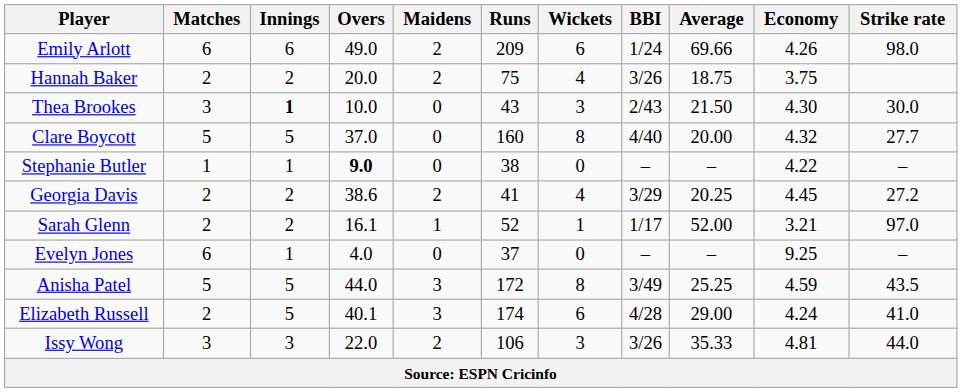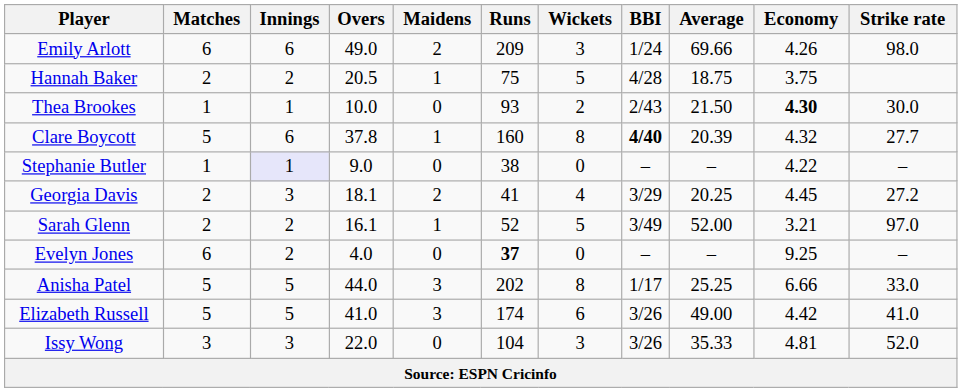(580, 48) 6 -> (580, 48) 3
(361, 78) 20.0 -> (361, 78) 20.5
(437, 78) 2 -> (437, 78) 1
(580, 78) 4 -> (580, 78) 5
(646, 78) 3/26 -> (646, 78) 4/28
(207, 107) 3 -> (207, 107) 1
(289, 107) bold -> (289, 107) normal
(510, 107) 43 -> (510, 107) 93
(580, 107) 3 -> (580, 107) 2
(801, 107) normal -> (801, 107) bold
(289, 136) 5 -> (289, 136) 6
(361, 136) 37.0 -> (361, 136) 37.8
(437, 136) 0 -> (437, 136) 1
(646, 136) normal -> (646, 136) bold
(711, 136) 20.00 -> (711, 136) 20.39
(289, 166) no background -> (289, 166) lavender background
(361, 166) bold -> (361, 166) normal
(289, 195) 2 -> (289, 195) 3
(361, 195) 38.6 -> (361, 195) 18.1
(580, 225) 1 -> (580, 225) 5
(646, 225) 1/17 -> (646, 225) 3/49
(289, 254) 1 -> (289, 254) 2
(510, 254) normal -> (510, 254) bold
(510, 284) 172 -> (510, 284) 202
(646, 284) 3/49 -> (646, 284) 1/17
(801, 284) 4.59 -> (801, 284) 6.66
(903, 284) 43.5 -> (903, 284) 33.0
(207, 313) 2 -> (207, 313) 5
(361, 313) 40.1 -> (361, 313) 41.0
(646, 313) 4/28 -> (646, 313) 3/26
(711, 313) 29.00 -> (711, 313) 49.00
(801, 313) 4.24 -> (801, 313) 4.42
(437, 343) 2 -> (437, 343) 0
(510, 343) 106 -> (510, 343) 104
(903, 343) 44.0 -> (903, 343) 52.0
